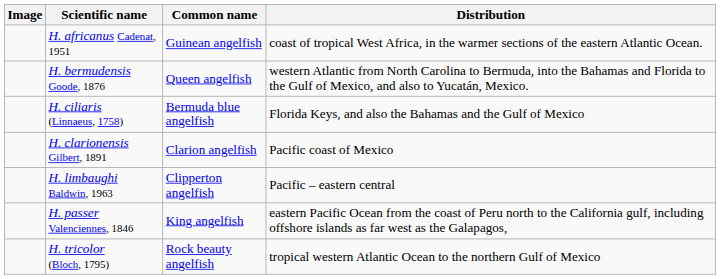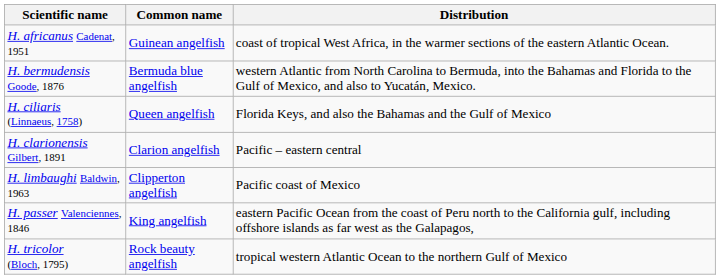- column: (25, 14)
(209, 78) Queen angelfish -> (166, 78) Bermuda blue angelfish
(203, 114) Bermuda blue angelfish -> (172, 114) Queen angelfish
(331, 149) Pacific coast of Mexico -> (299, 149) Pacific – eastern central
(332, 185) Pacific – eastern central -> (298, 185) Pacific coast of Mexico
